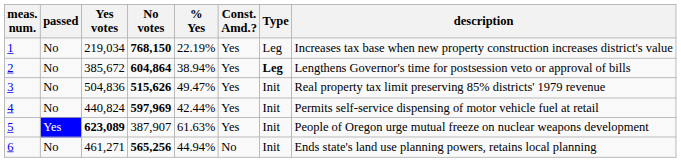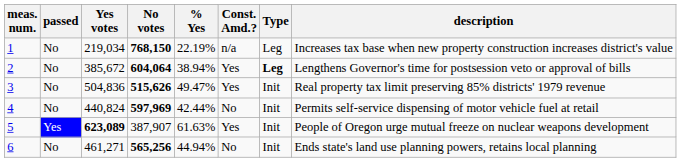(230, 48) Yes -> (229, 48) n/a
(151, 68) 604,864 -> (151, 68) 604,064
(230, 107) Yes -> (229, 107) No
